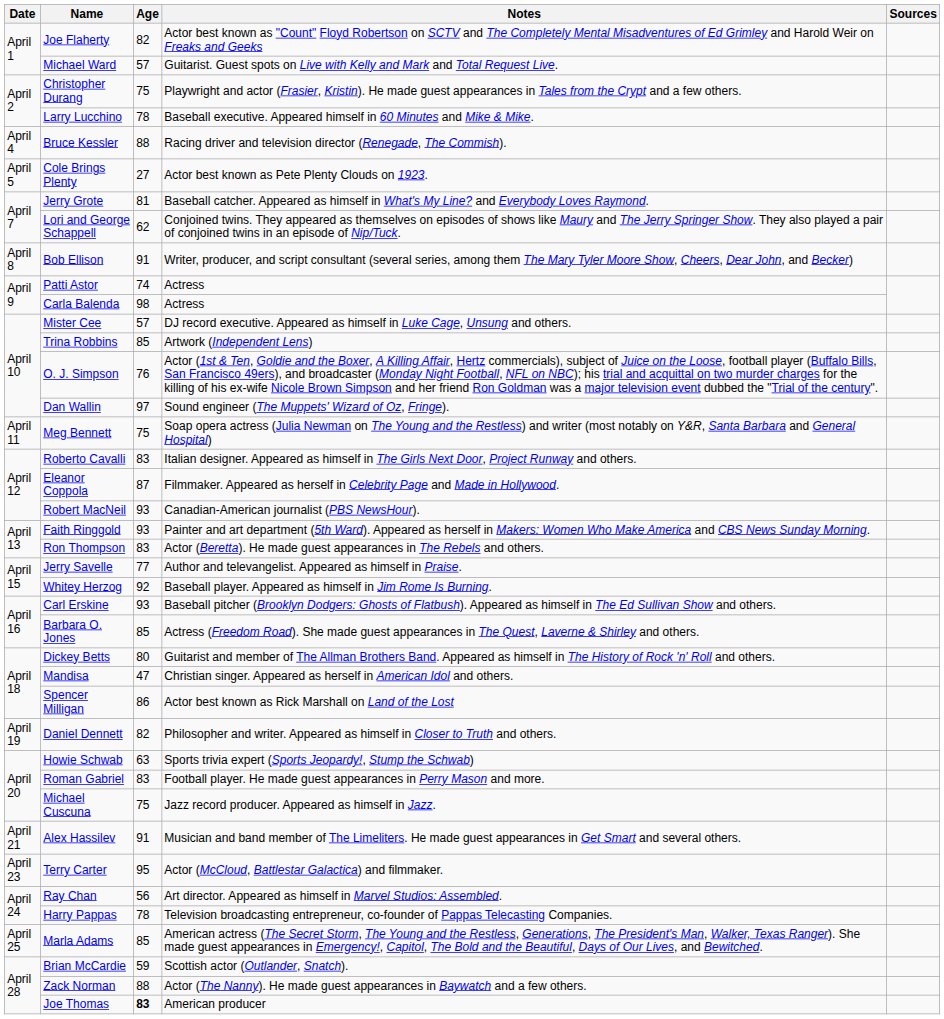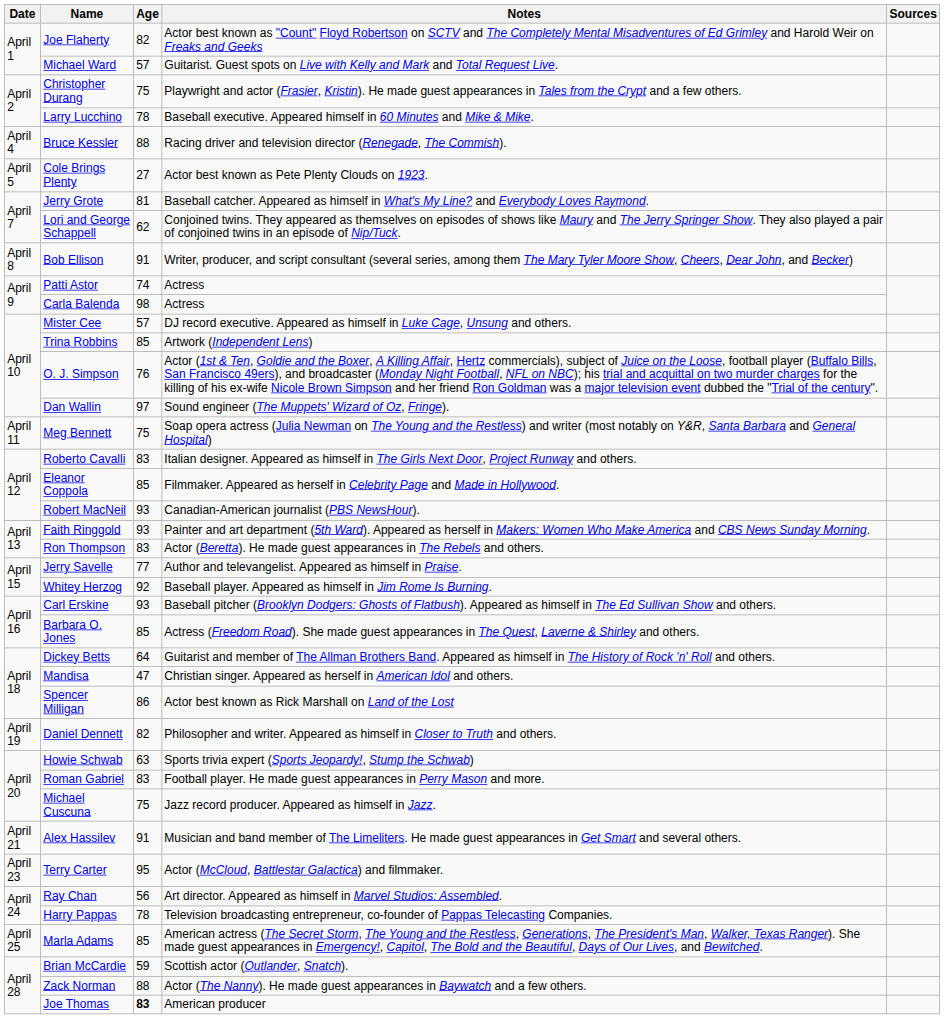(143, 484) 87 -> (143, 484) 85
(143, 657) 80 -> (143, 657) 64
